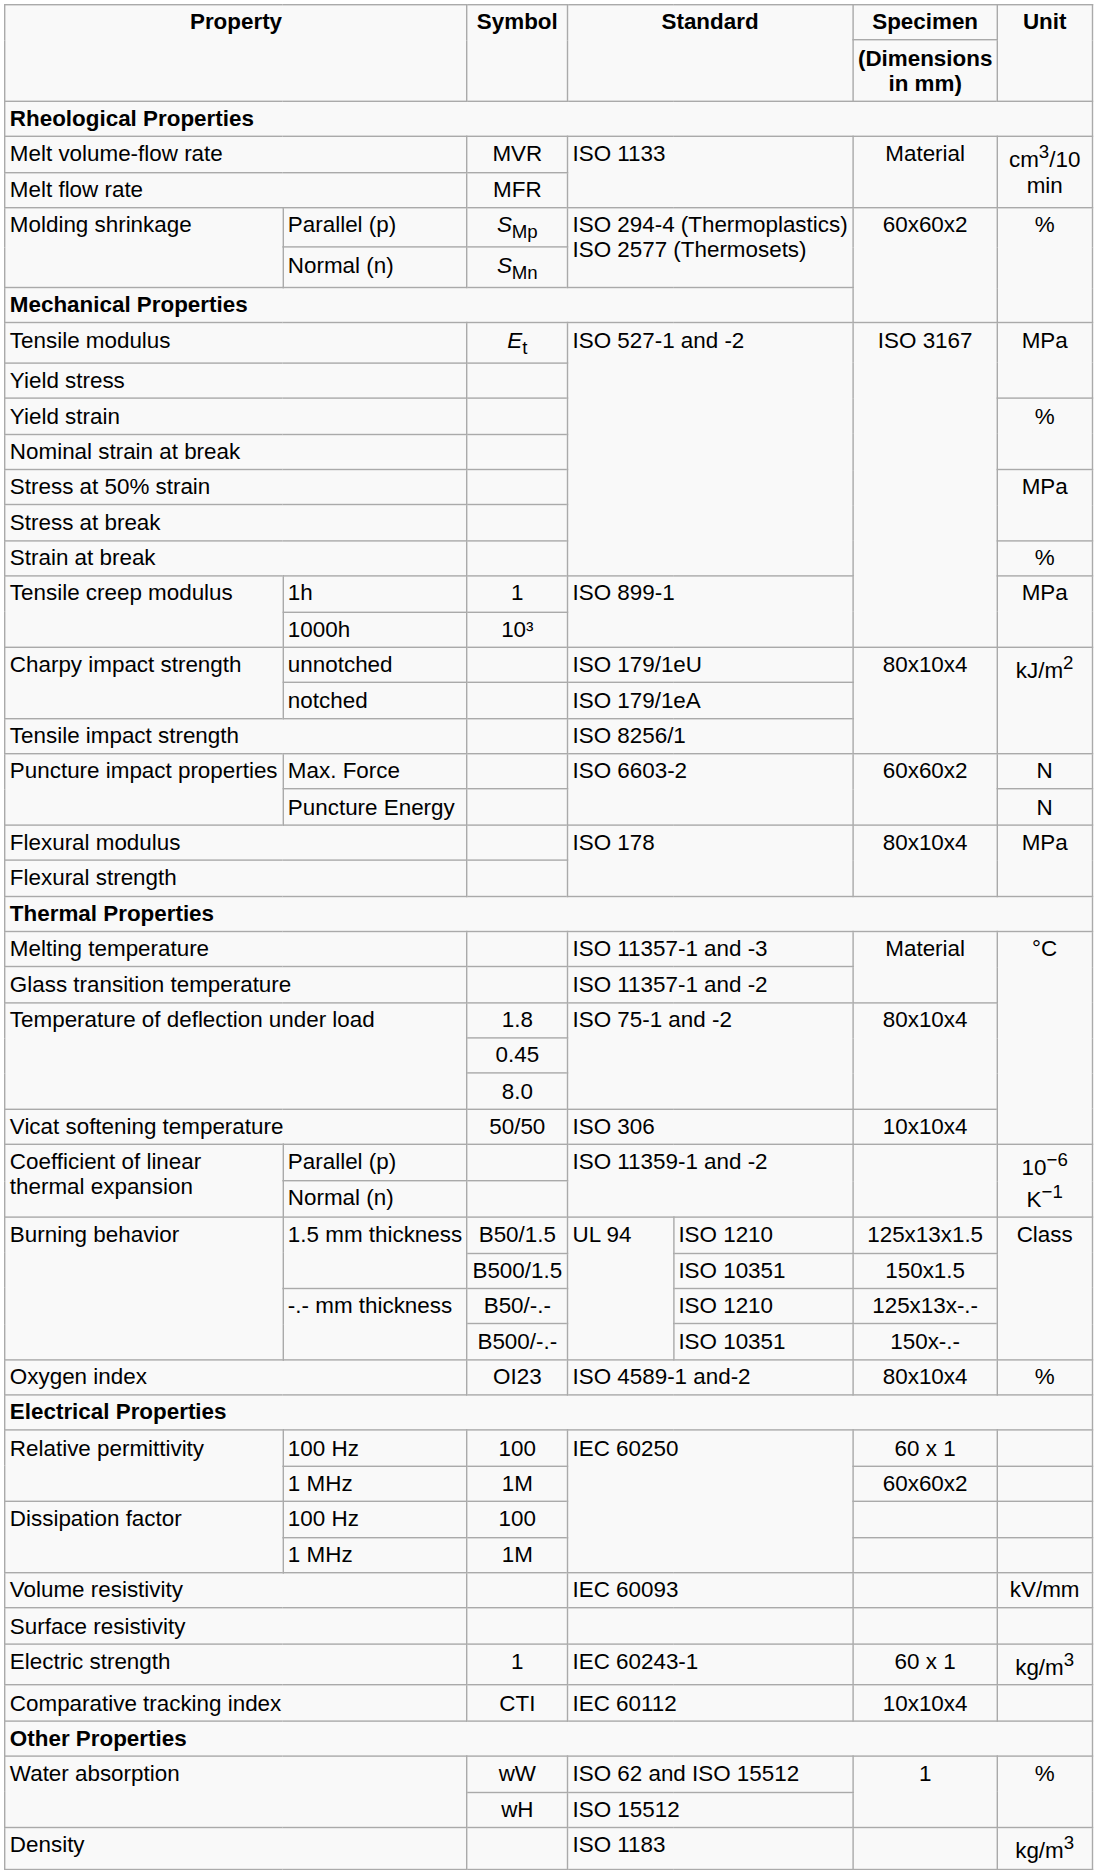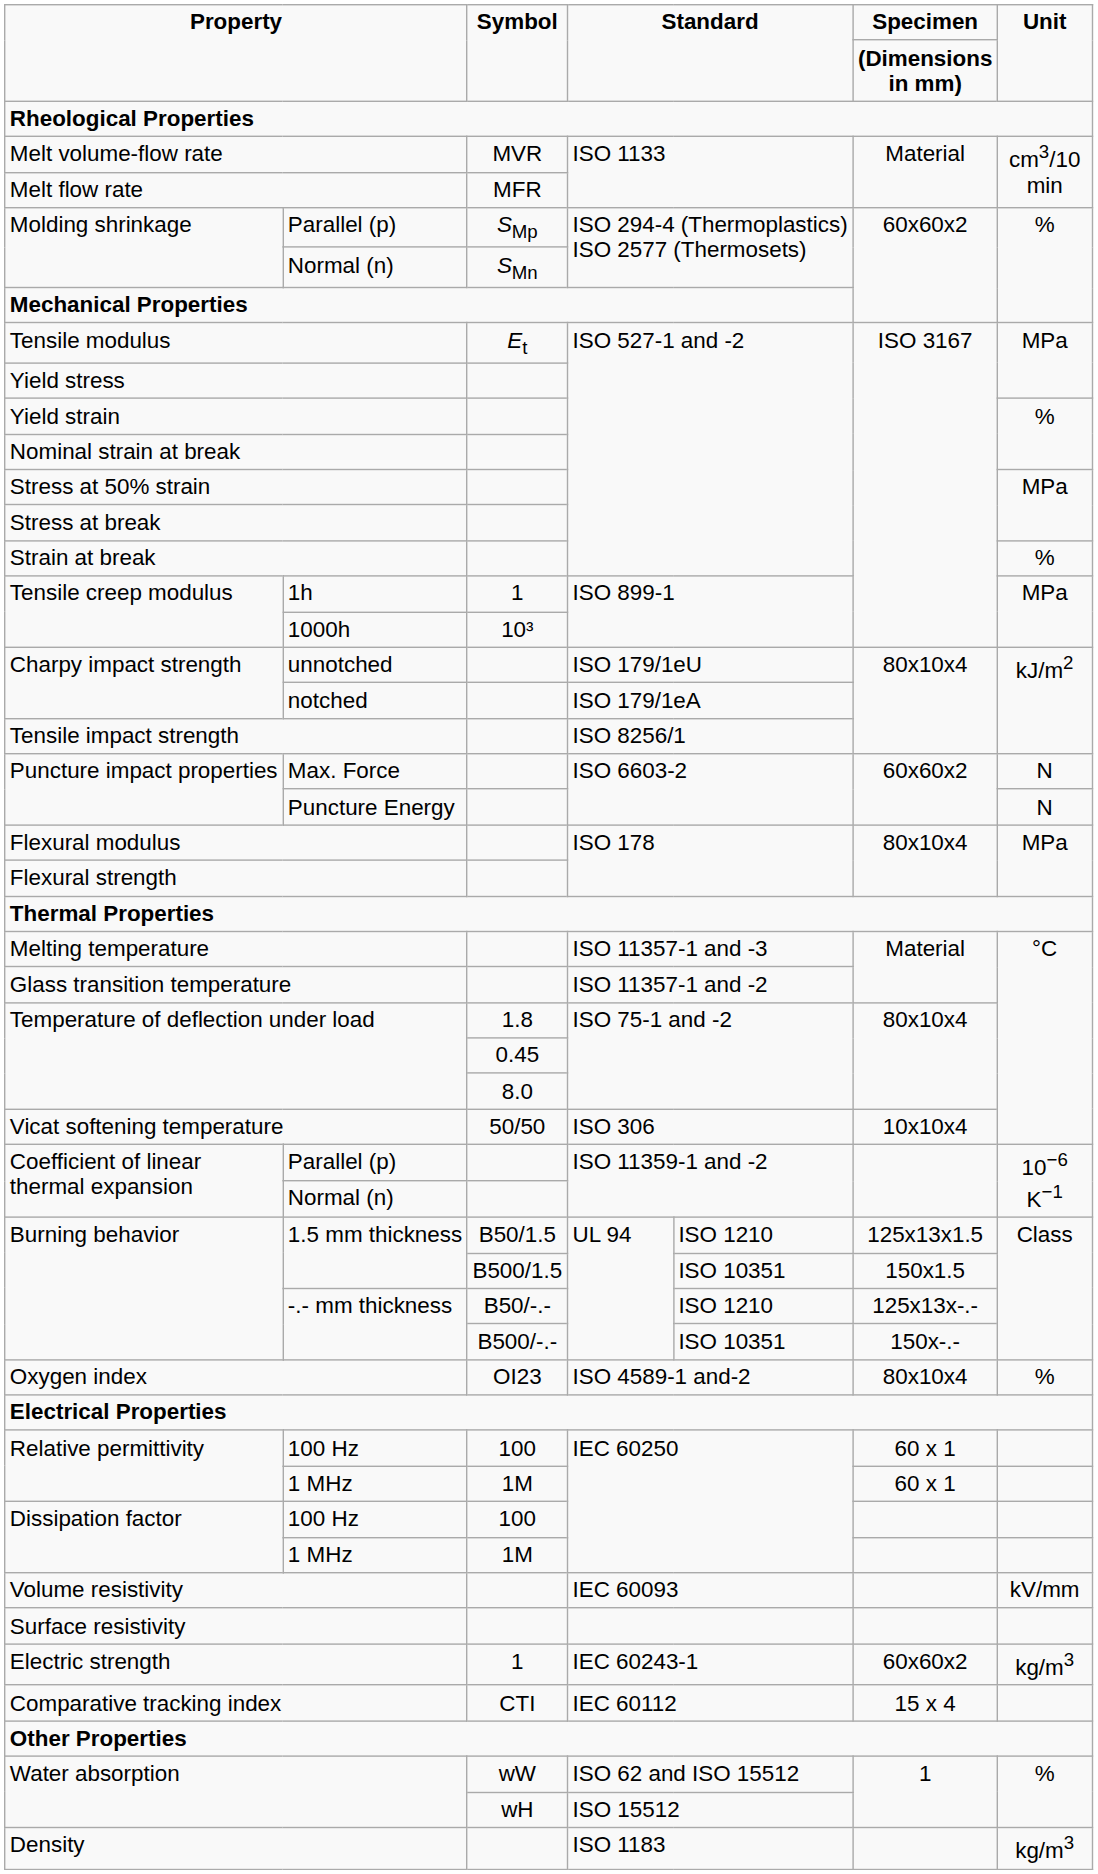(925, 1483) 60x60x2 -> (925, 1483) 60 x 1
(925, 1661) 60 x 1 -> (925, 1661) 60x60x2
(925, 1702) 10x10x4 -> (925, 1702) 15 x 4
